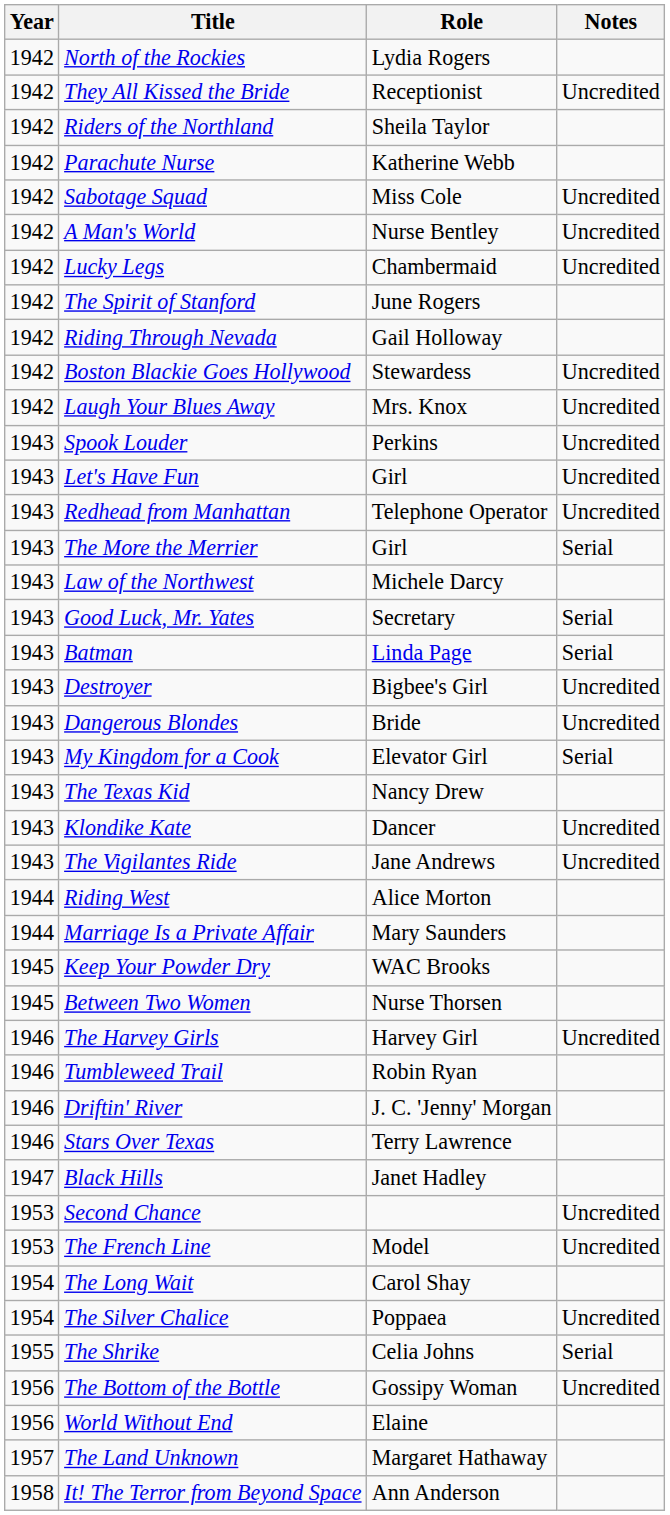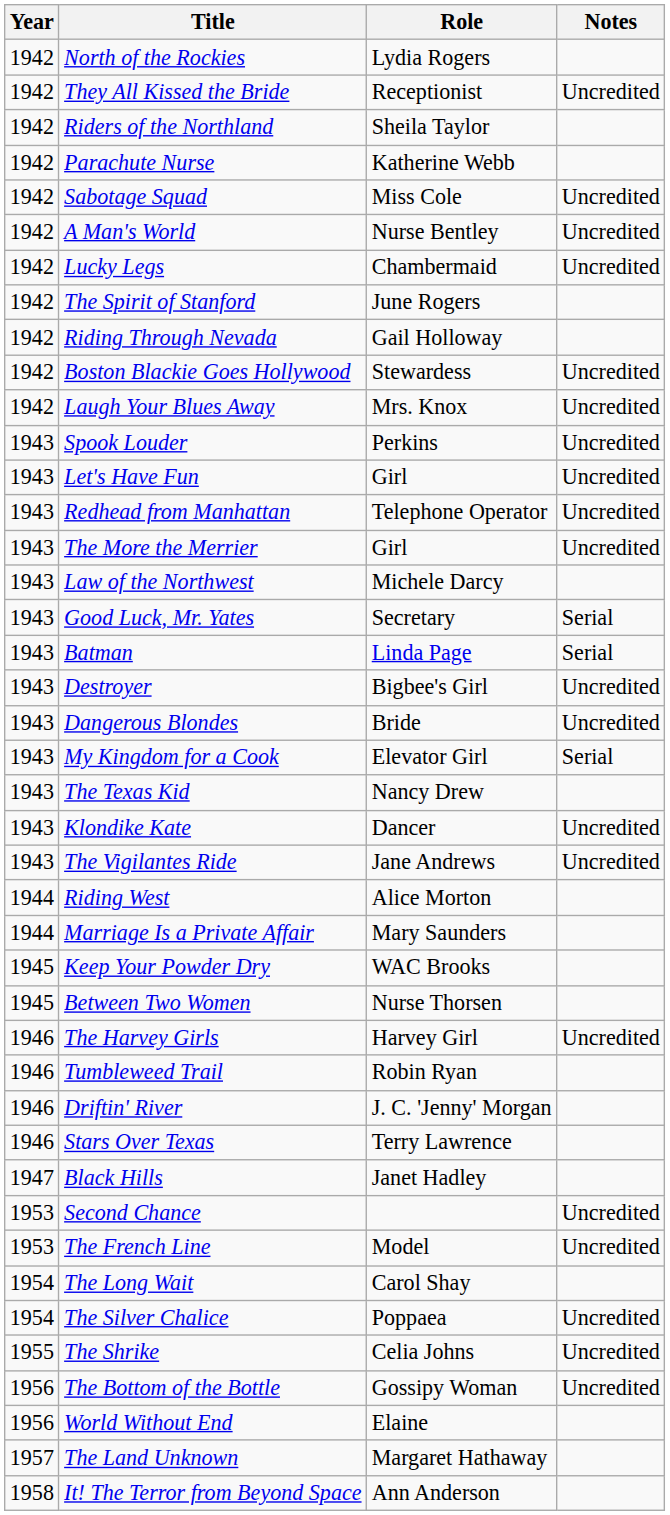(588, 547) Serial -> (611, 547) Uncredited
(588, 1352) Serial -> (611, 1352) Uncredited
